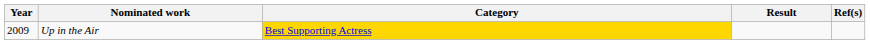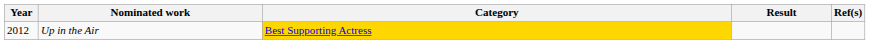(18, 30) 2009 -> (18, 30) 2012
